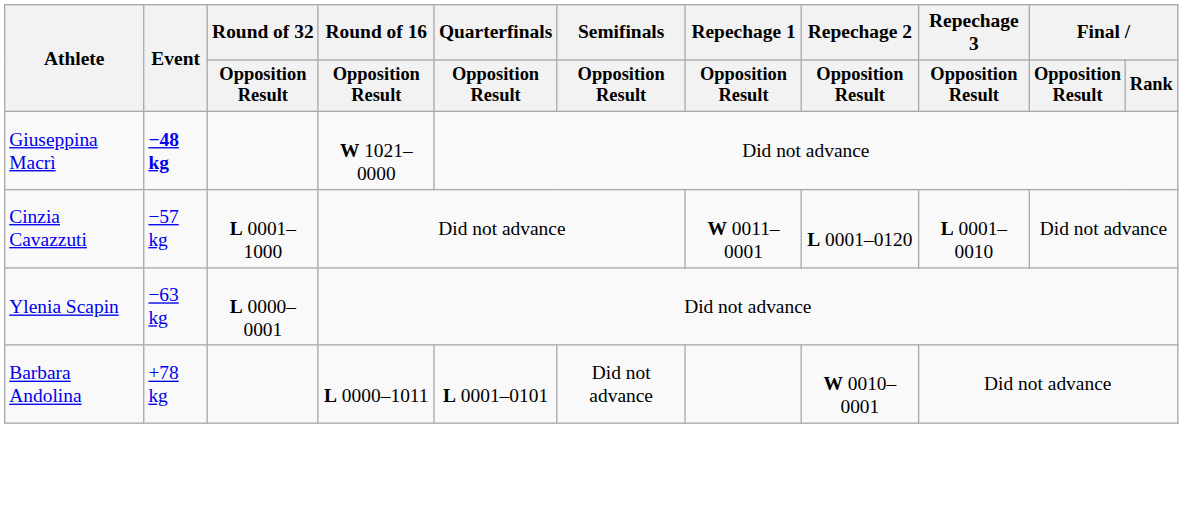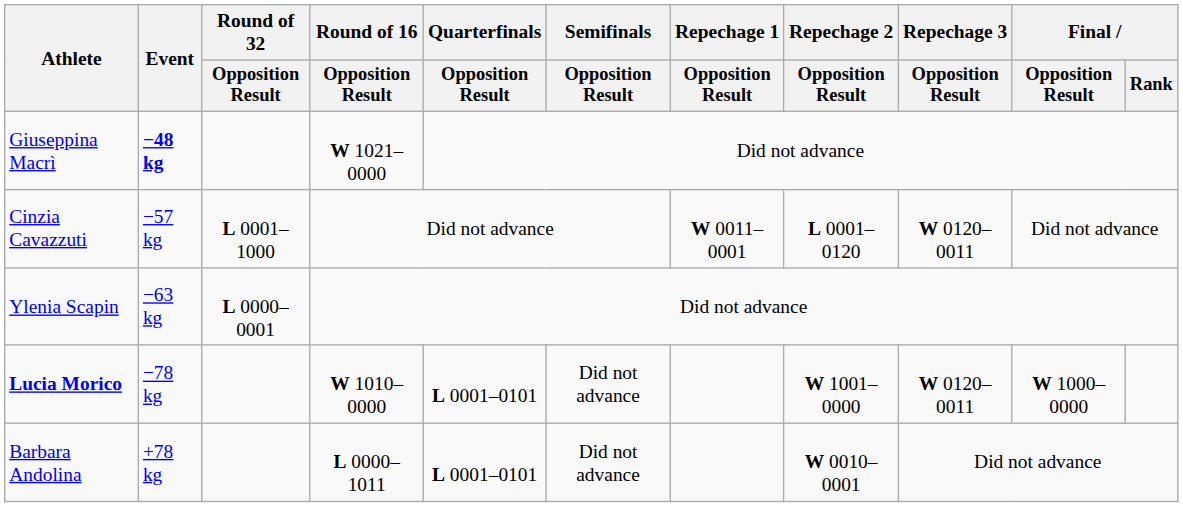(974, 240) L 0001–0010 -> (955, 240) W 0120–0011
+ row: (66, 384)
